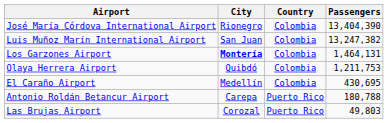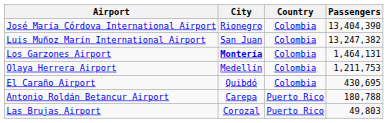(241, 68) Quibdó -> (241, 68) Medellín
(241, 82) Medellín -> (241, 82) Quibdó
